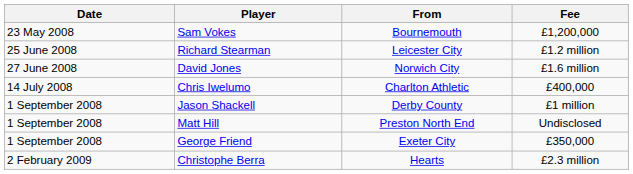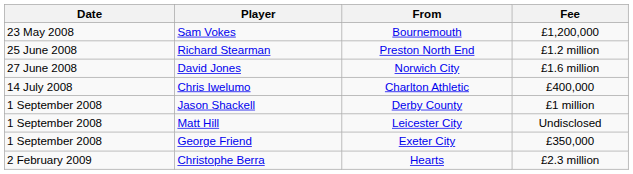(427, 50) Leicester City -> (427, 50) Preston North End
(427, 123) Preston North End -> (427, 123) Leicester City
